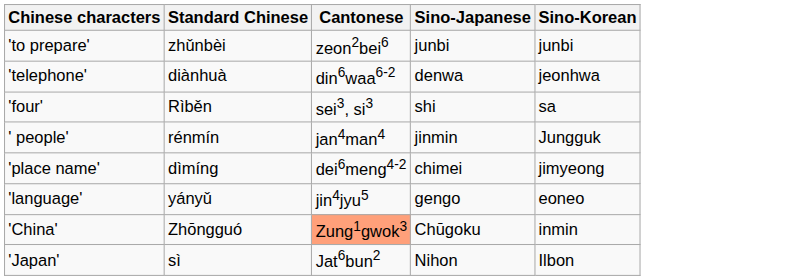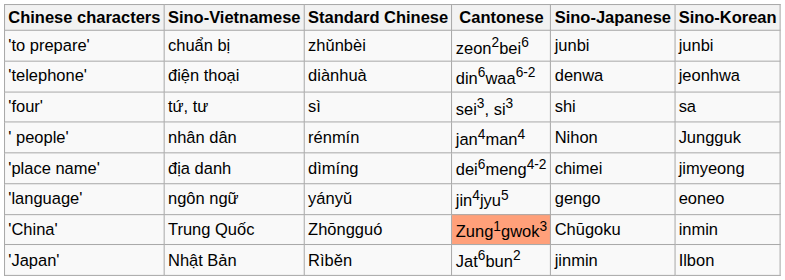+ column: (234, 17)
(190, 107) Rìběn -> (314, 107) sì
(436, 137) jinmin -> (576, 137) Nihon
(174, 260) sì -> (330, 260) Rìběn
(436, 260) Nihon -> (576, 260) jinmin
